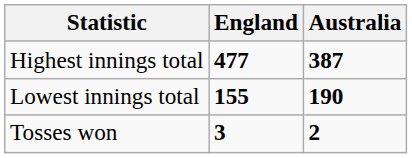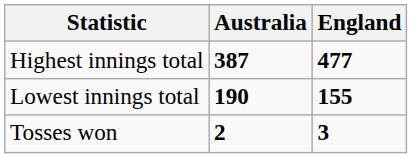columns swapped: (256, 22) <-> (355, 22)
